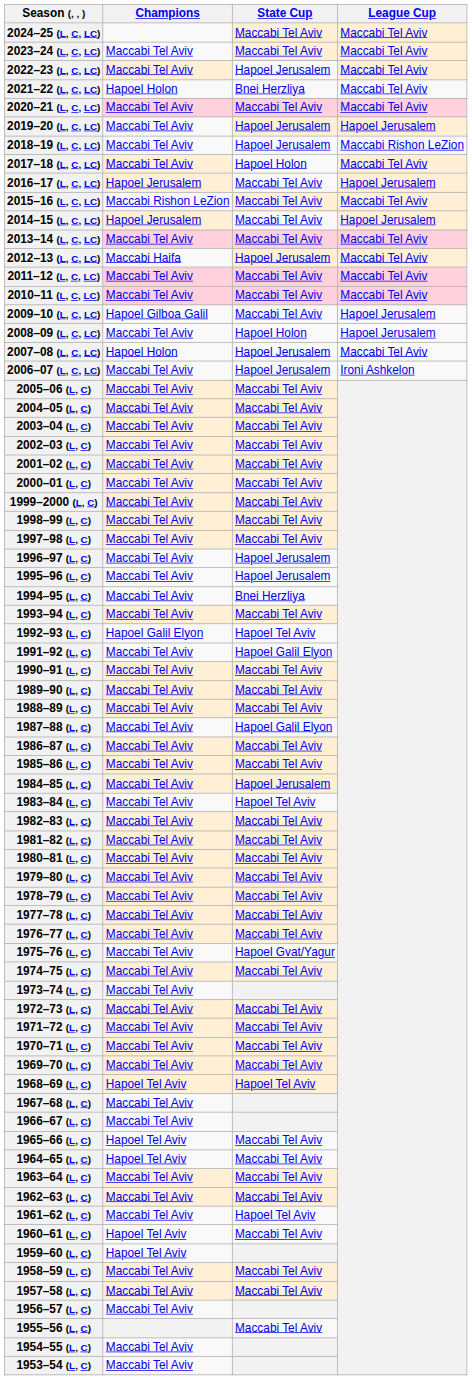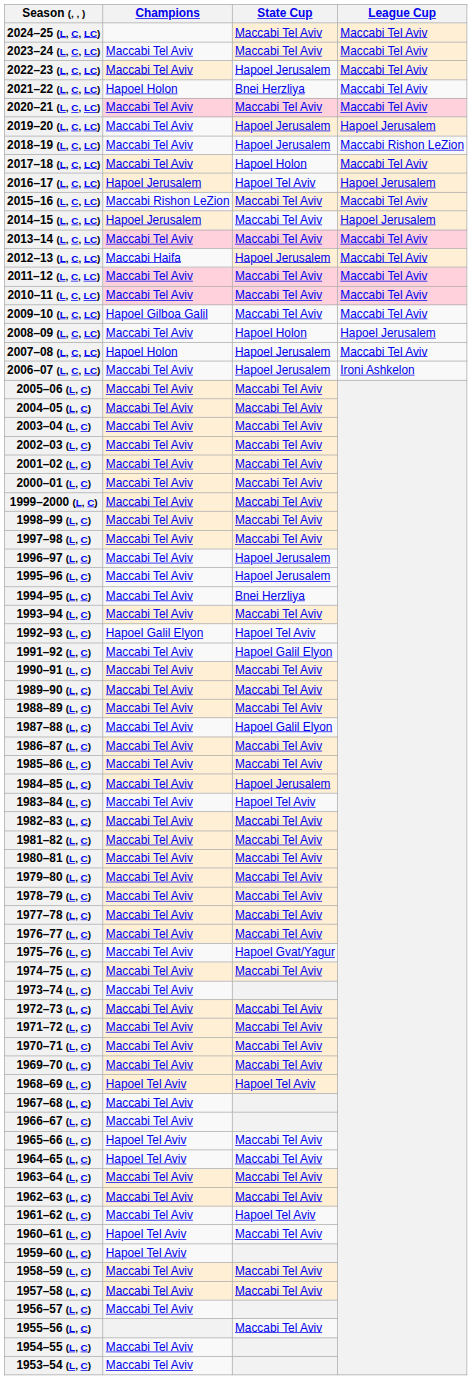(279, 182) Maccabi Tel Aviv -> (275, 182) Hapoel Tel Aviv
(388, 314) Hapoel Jerusalem -> (384, 314) Maccabi Tel Aviv
